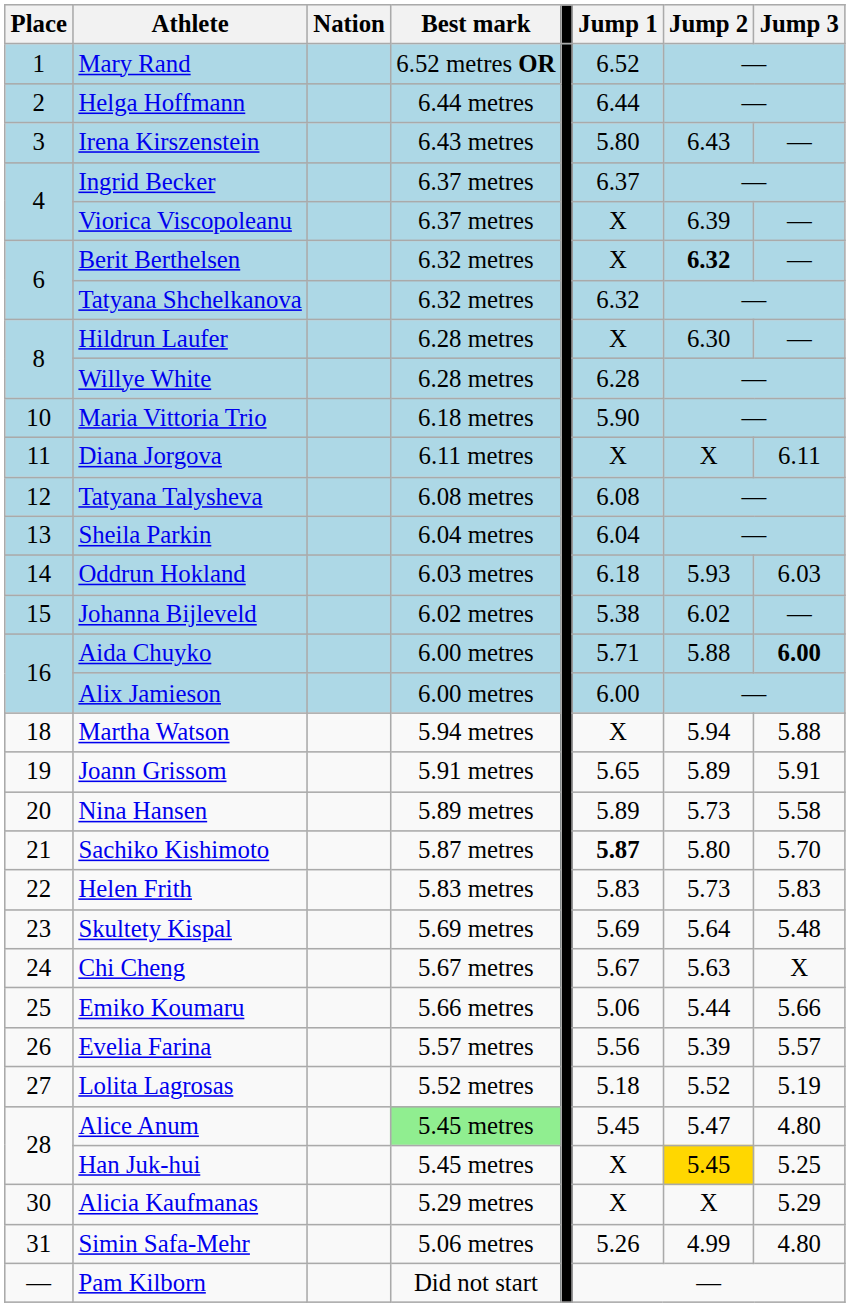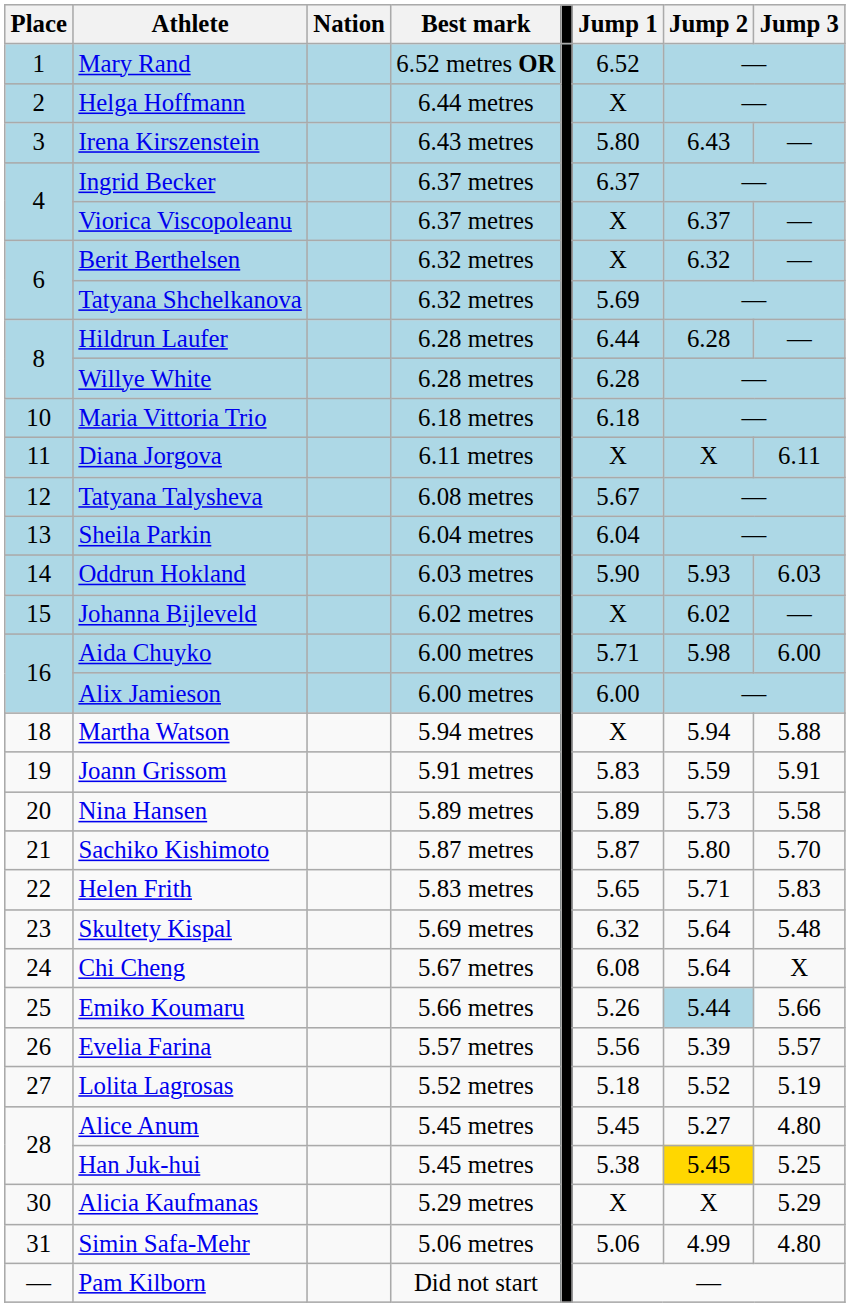(618, 102) 6.44 -> (618, 102) X
(709, 220) 6.39 -> (709, 220) 6.37
(709, 260) bold -> (709, 260) normal
(618, 299) 6.32 -> (618, 299) 5.69
(618, 338) X -> (618, 338) 6.44
(709, 338) 6.30 -> (709, 338) 6.28
(618, 417) 5.90 -> (618, 417) 6.18
(618, 496) 6.08 -> (618, 496) 5.67
(618, 574) 6.18 -> (618, 574) 5.90
(618, 614) 5.38 -> (618, 614) X
(709, 653) 5.88 -> (709, 653) 5.98
(799, 653) bold -> (799, 653) normal
(618, 771) 5.65 -> (618, 771) 5.83
(709, 771) 5.89 -> (709, 771) 5.59
(618, 850) bold -> (618, 850) normal
(618, 889) 5.83 -> (618, 889) 5.65
(709, 889) 5.73 -> (709, 889) 5.71
(618, 928) 5.69 -> (618, 928) 6.32
(618, 968) 5.67 -> (618, 968) 6.08
(709, 968) 5.63 -> (709, 968) 5.64
(618, 1007) 5.06 -> (618, 1007) 5.26
(709, 1007) no background -> (709, 1007) lightblue background
(476, 1125) lightgreen background -> (476, 1125) no background
(709, 1125) 5.47 -> (709, 1125) 5.27
(618, 1164) X -> (618, 1164) 5.38
(618, 1243) 5.26 -> (618, 1243) 5.06
